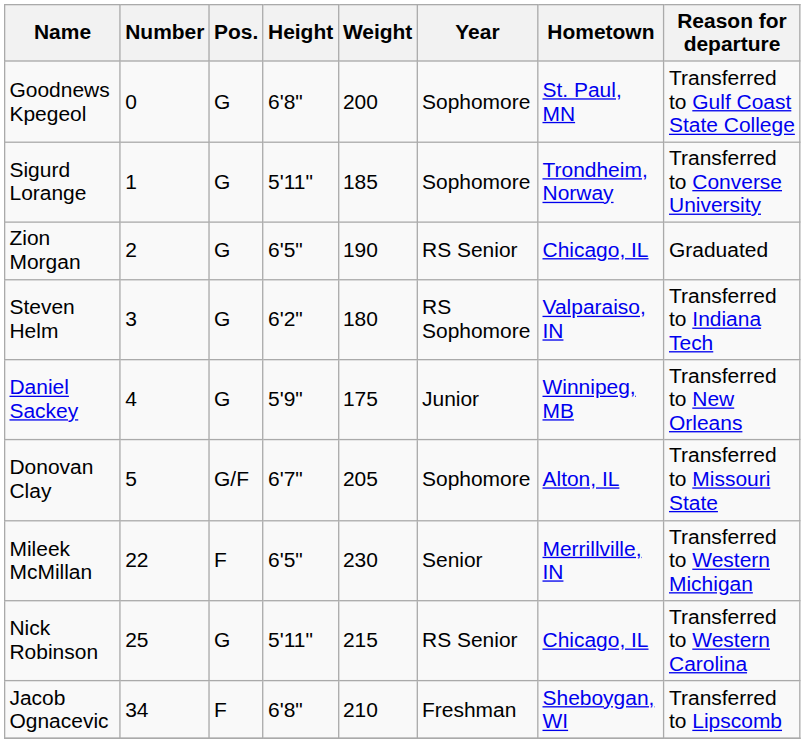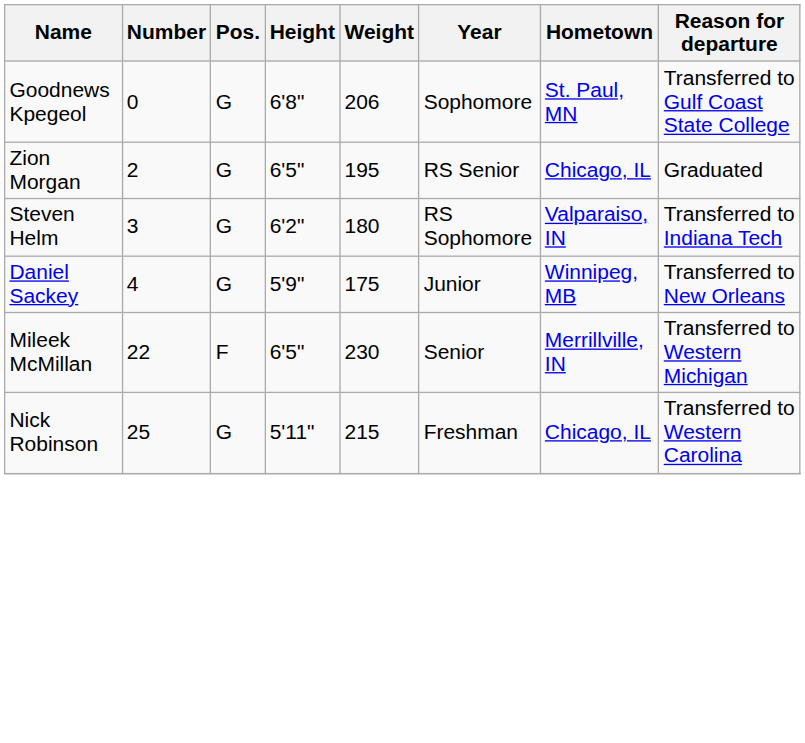(360, 101) 200 -> (362, 101) 206
- row: (48, 181)
(360, 250) 190 -> (362, 170) 195
- row: (51, 479)
(470, 640) RS Senior -> (471, 432) Freshman
- row: (59, 709)
